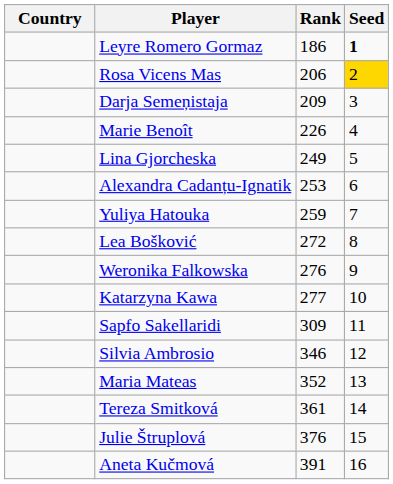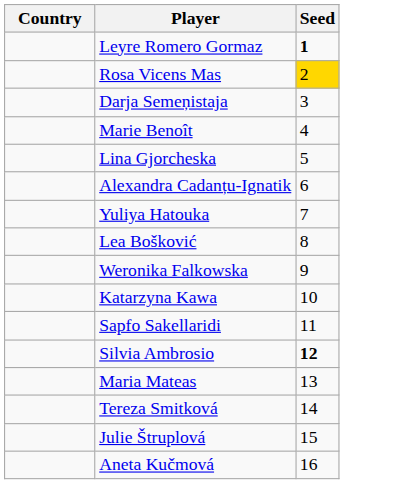- column: (320, 18)
(358, 353) normal -> (309, 353) bold
